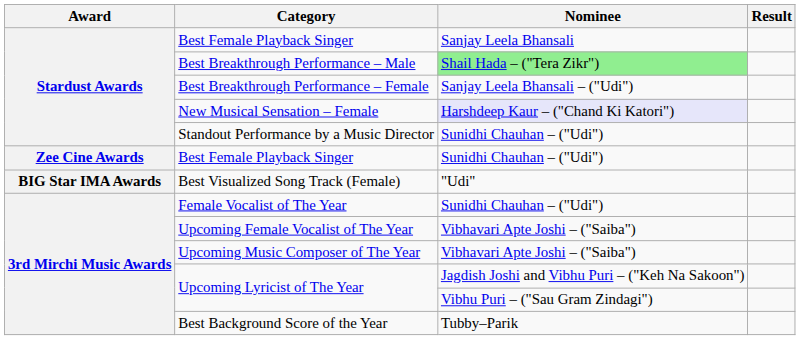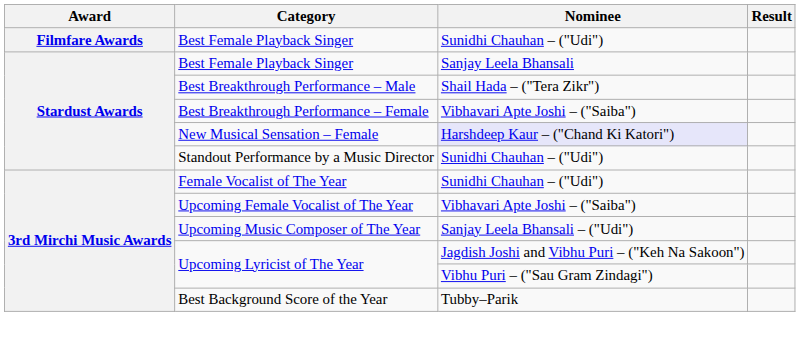+ row: (90, 39)
(520, 63) lightgreen background -> (520, 87) no background
(537, 87) Sanjay Leela Bhansali – ("Udi") -> (538, 110) Vibhavari Apte Joshi – ("Saiba")
- row: (90, 157)
- row: (90, 181)
(538, 252) Vibhavari Apte Joshi – ("Saiba") -> (537, 228) Sanjay Leela Bhansali – ("Udi")
